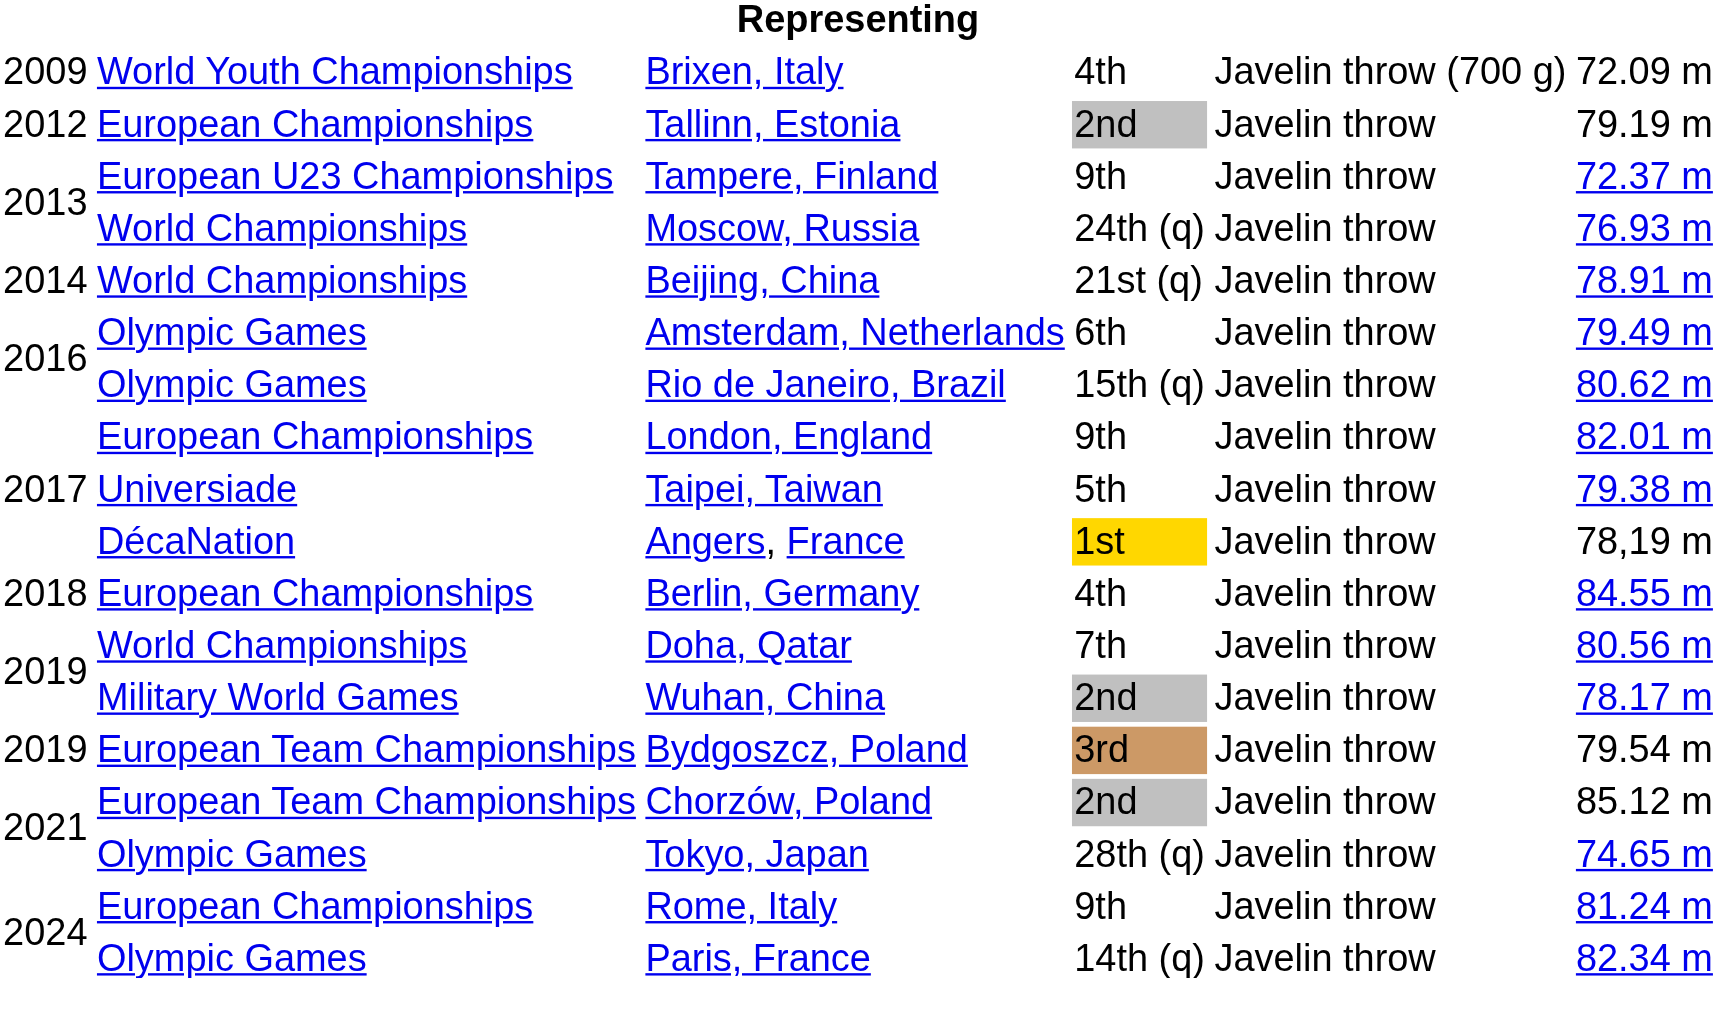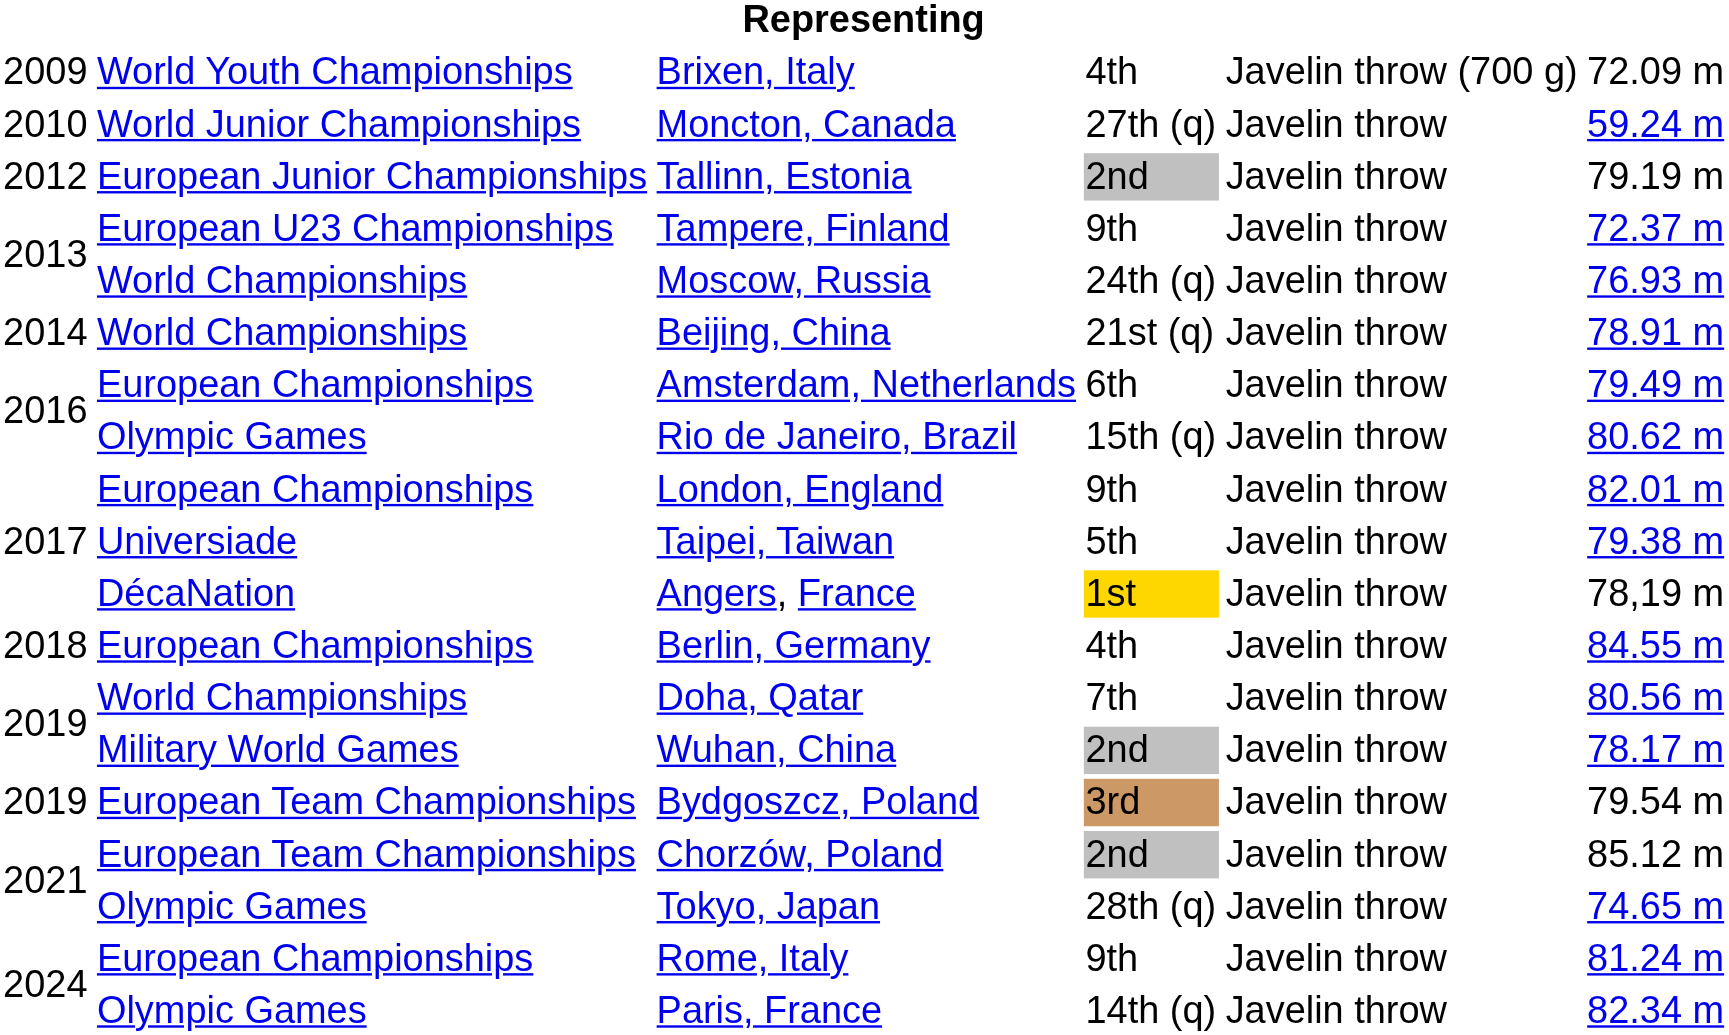+ row: (806, 124)
(315, 124) European Championships -> (372, 176) European Junior Championships
(232, 332) Olympic Games -> (315, 384) European Championships
